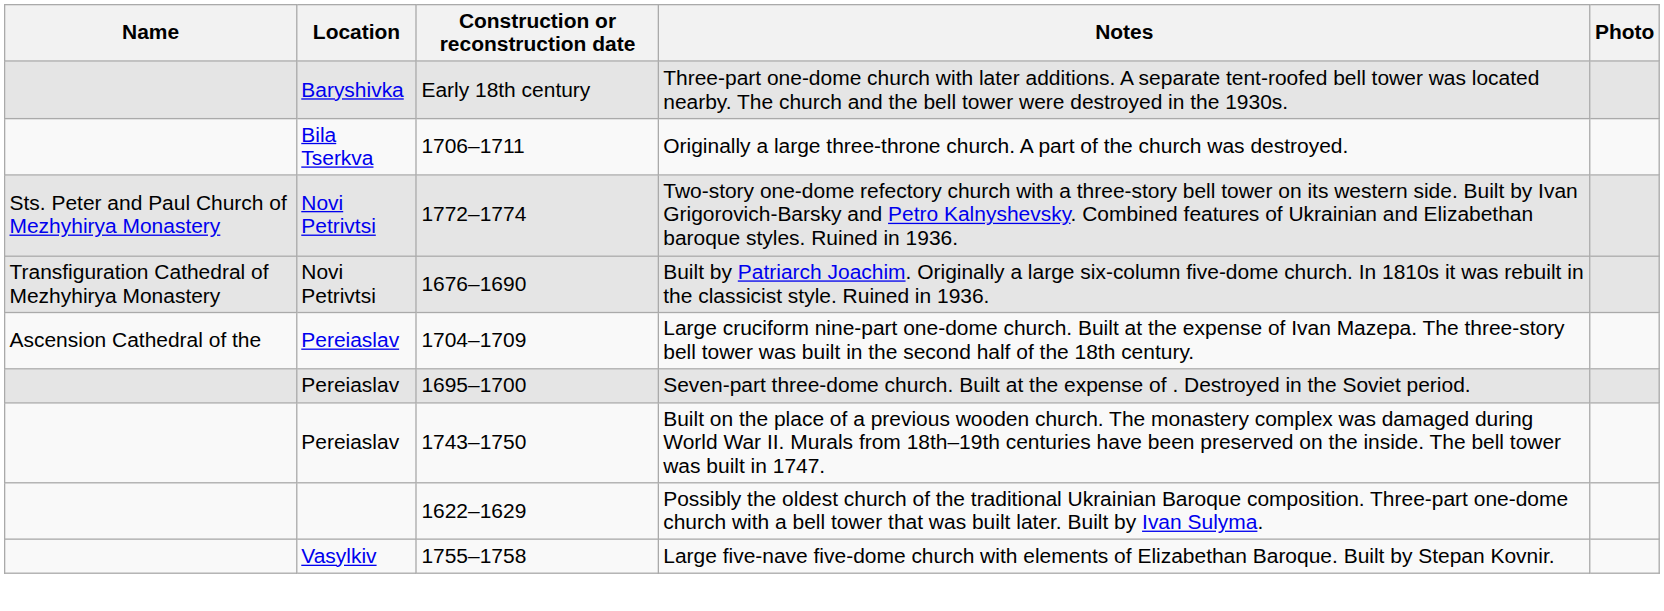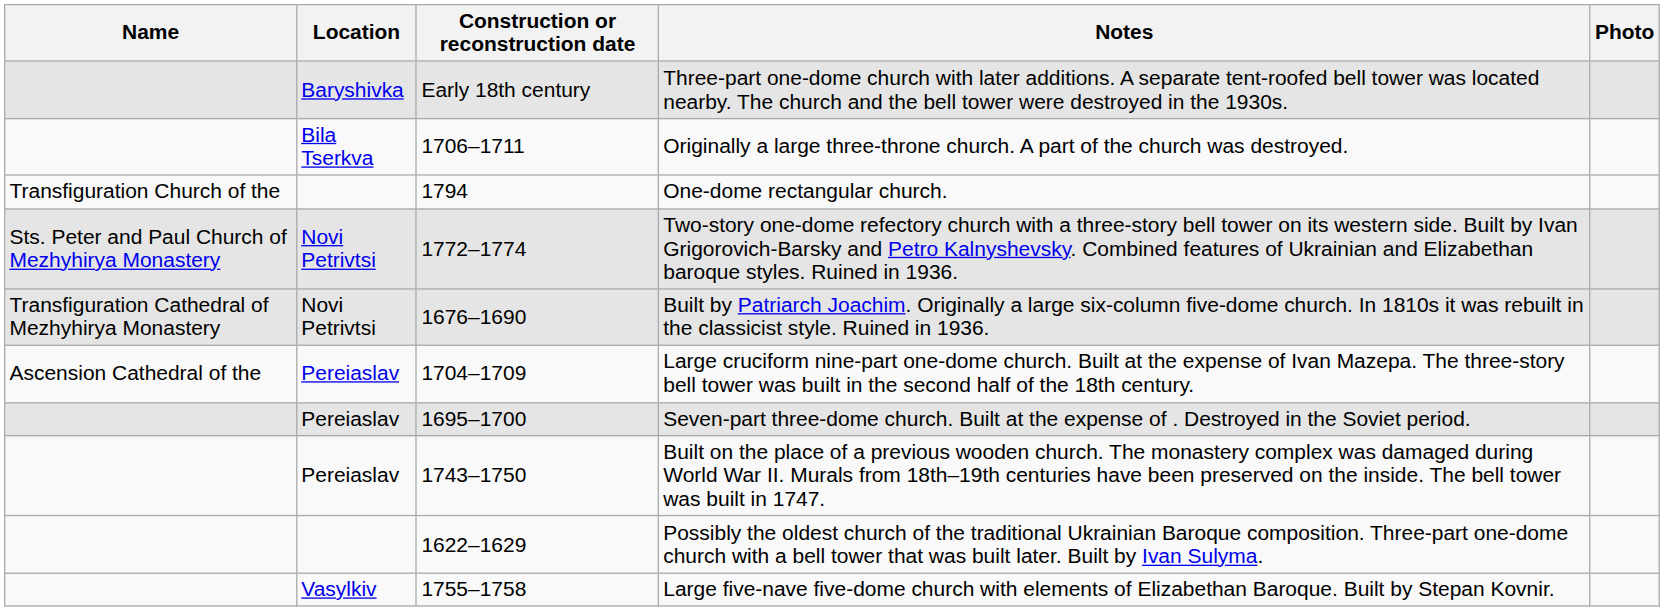+ row: (805, 191)
